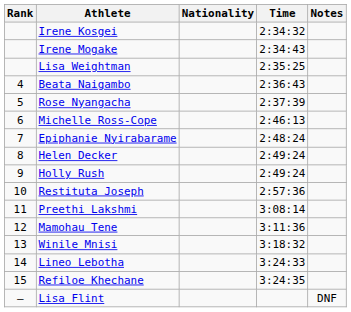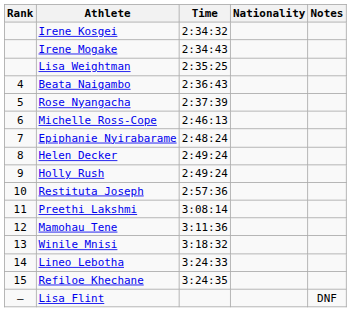columns swapped: (218, 13) <-> (282, 13)
